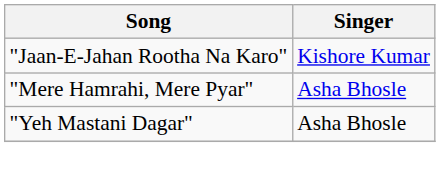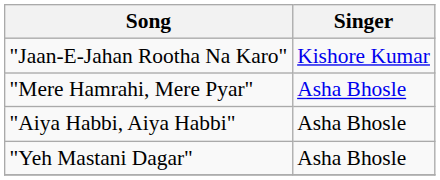+ row: (123, 123)
